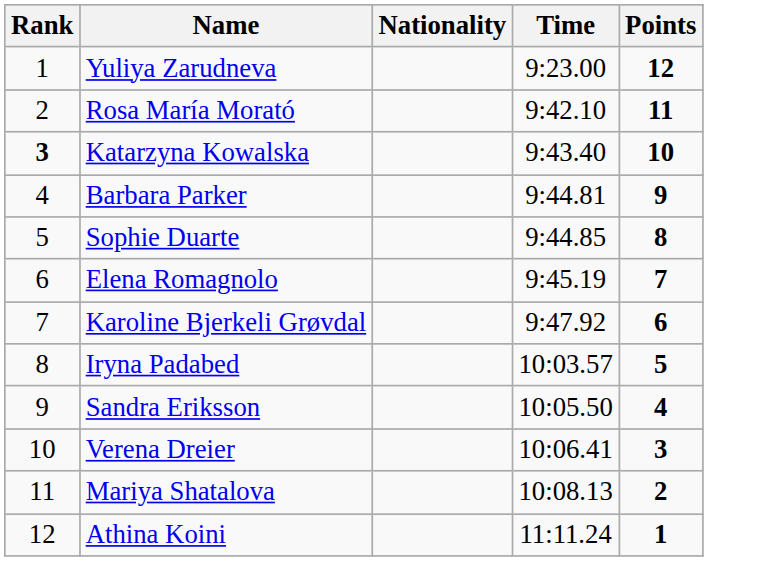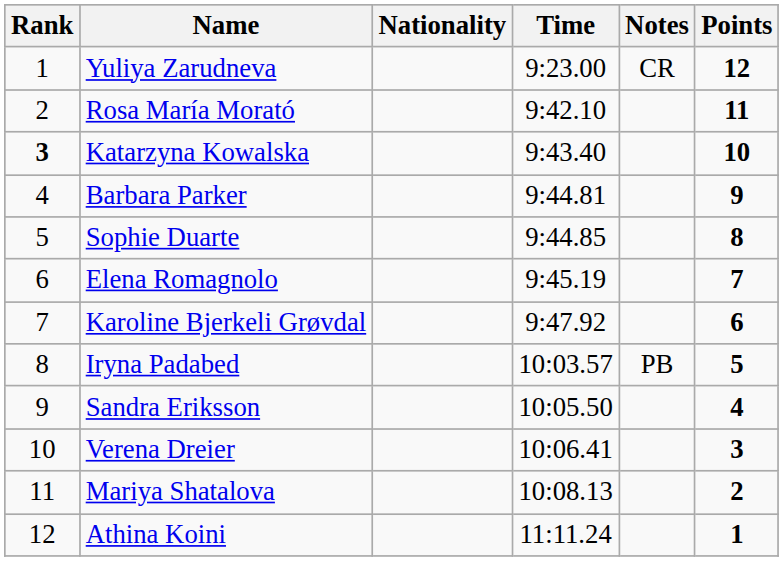+ column: (657, 25)
